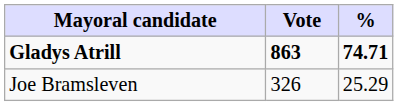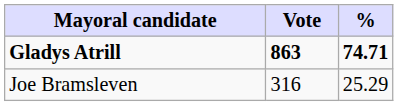(286, 84) 326 -> (286, 84) 316
